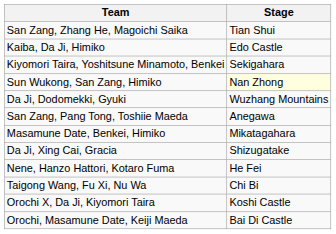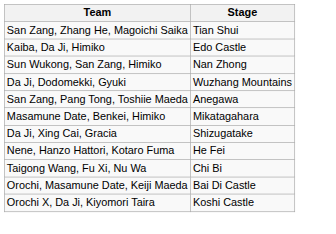- row: (116, 64)
(256, 82) lightyellow background -> (220, 64) no background
rows swapped: (97, 220) <-> (81, 202)
